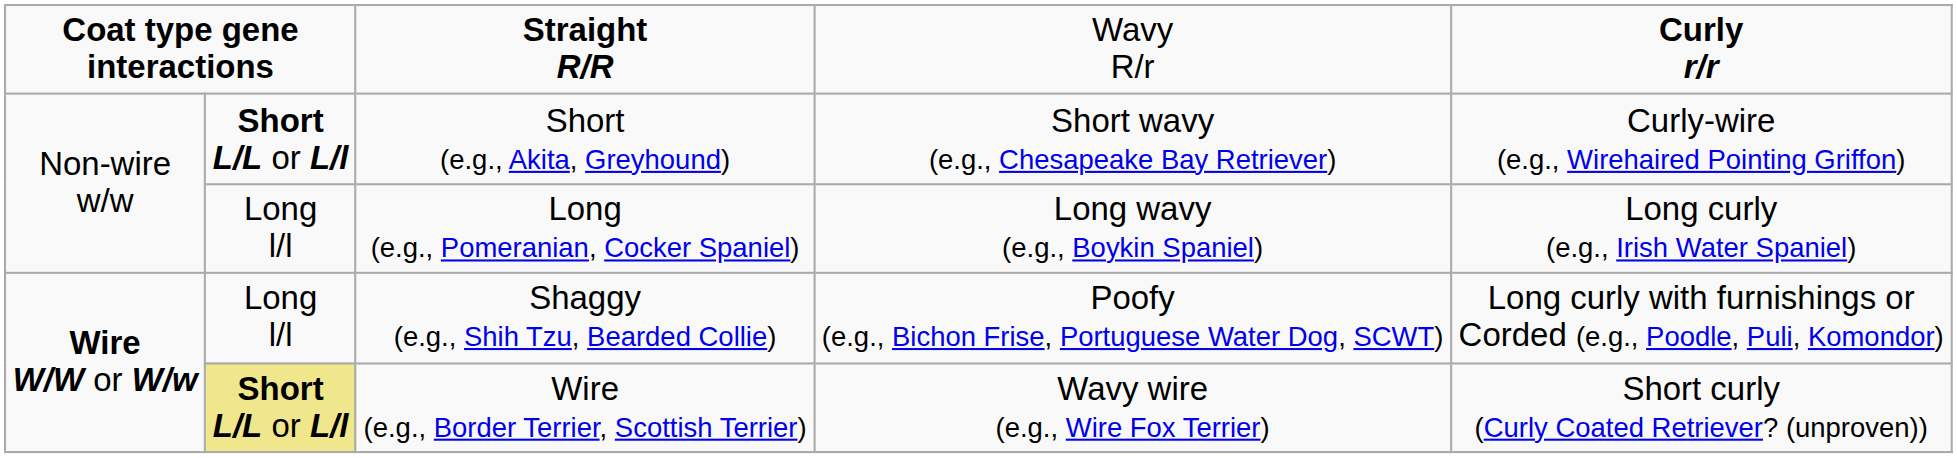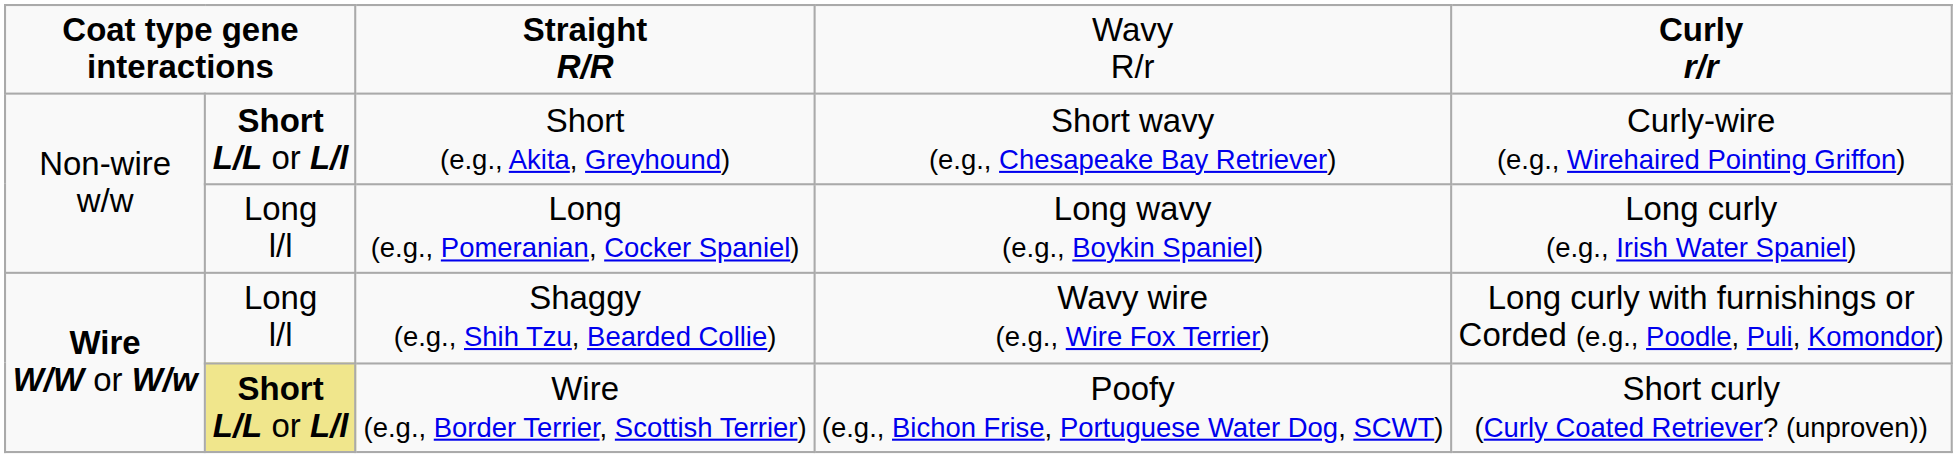(1133, 317) Poofy (e.g., Bichon Frise, Portuguese Water Dog, SCWT) -> (1133, 317) Wavy wire (e.g., Wire Fox Terrier)
(1133, 406) Wavy wire (e.g., Wire Fox Terrier) -> (1133, 406) Poofy (e.g., Bichon Frise, Portuguese Water Dog, SCWT)
